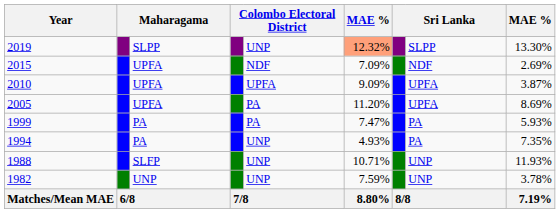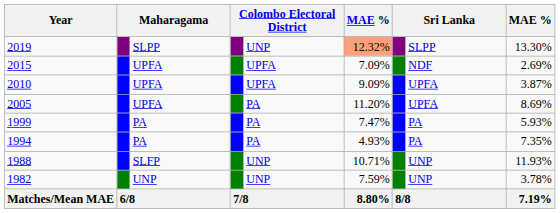(258, 65) NDF -> (261, 65) UPFA
(258, 141) UNP -> (253, 141) PA
